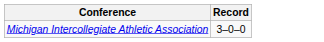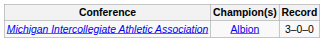+ column: (245, 12)
